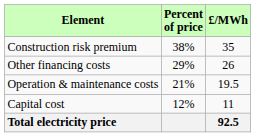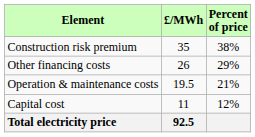columns swapped: (228, 20) <-> (183, 20)
